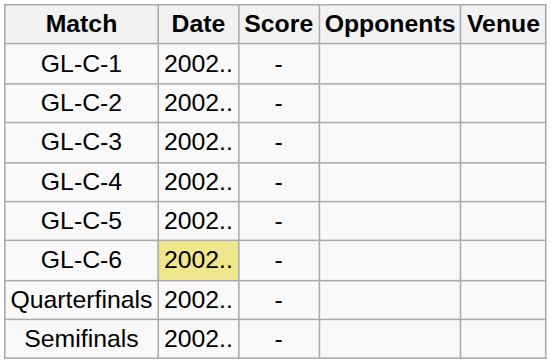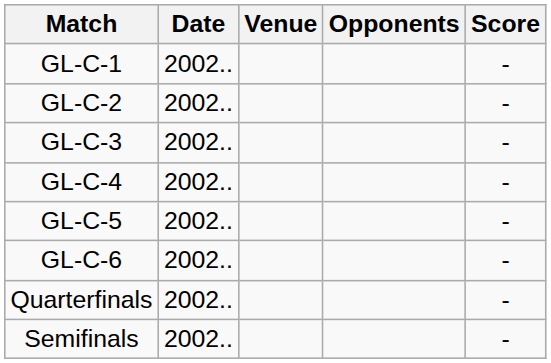columns swapped: (503, 24) <-> (279, 24)
(198, 260) khaki background -> (198, 260) no background
